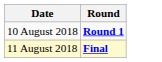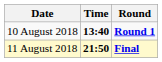+ column: (96, 13)
